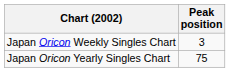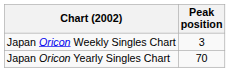(202, 59) 75 -> (202, 59) 70
